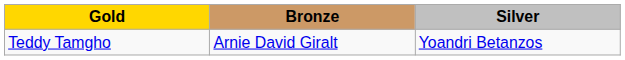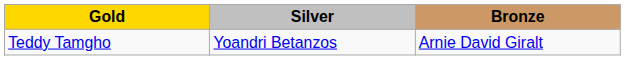columns swapped: (518, 17) <-> (312, 17)
